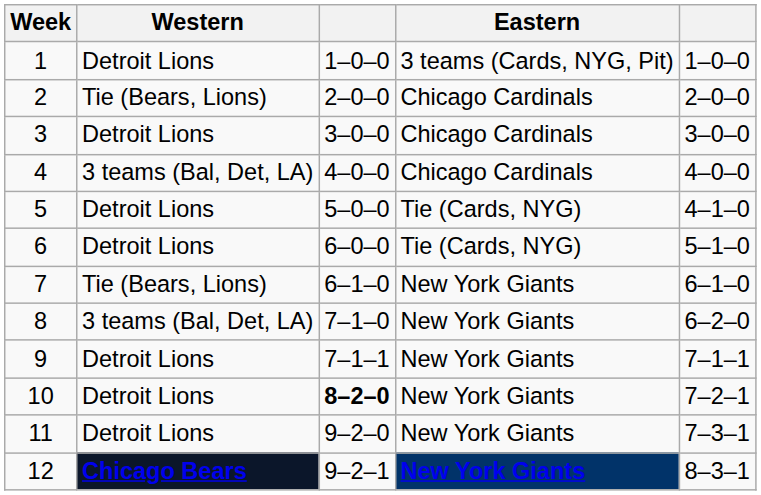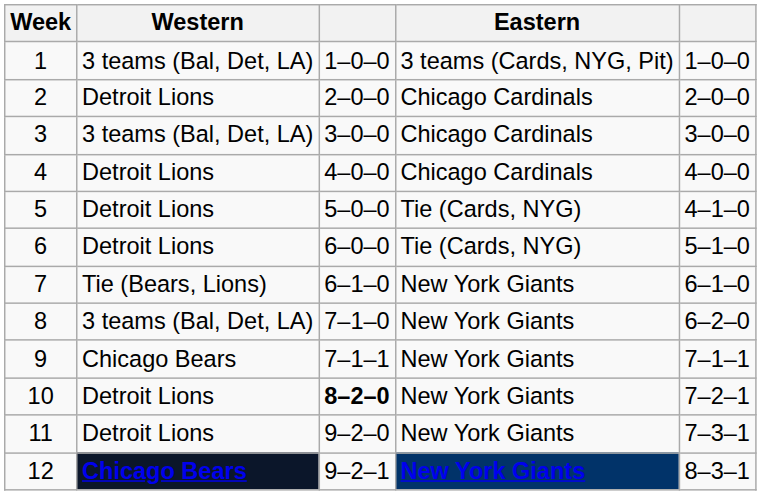(148, 60) Detroit Lions -> (198, 60) 3 teams (Bal, Det, LA)
(174, 97) Tie (Bears, Lions) -> (148, 97) Detroit Lions
(148, 135) Detroit Lions -> (198, 135) 3 teams (Bal, Det, LA)
(198, 172) 3 teams (Bal, Det, LA) -> (148, 172) Detroit Lions
(148, 358) Detroit Lions -> (159, 358) Chicago Bears
